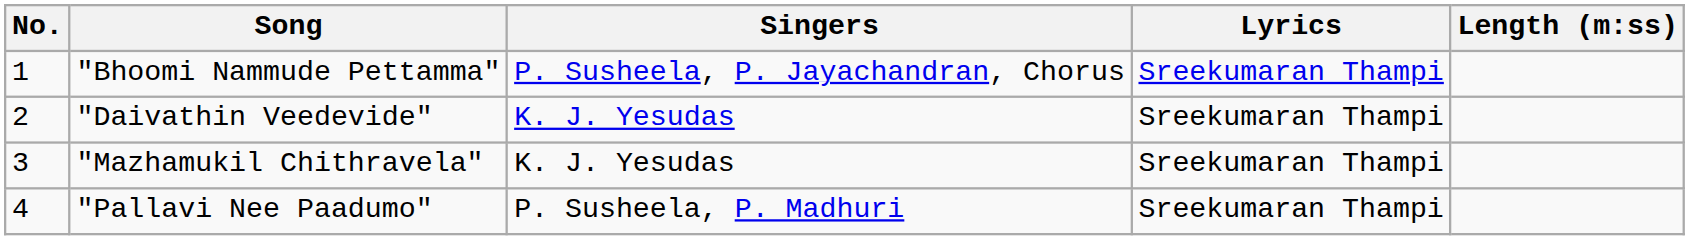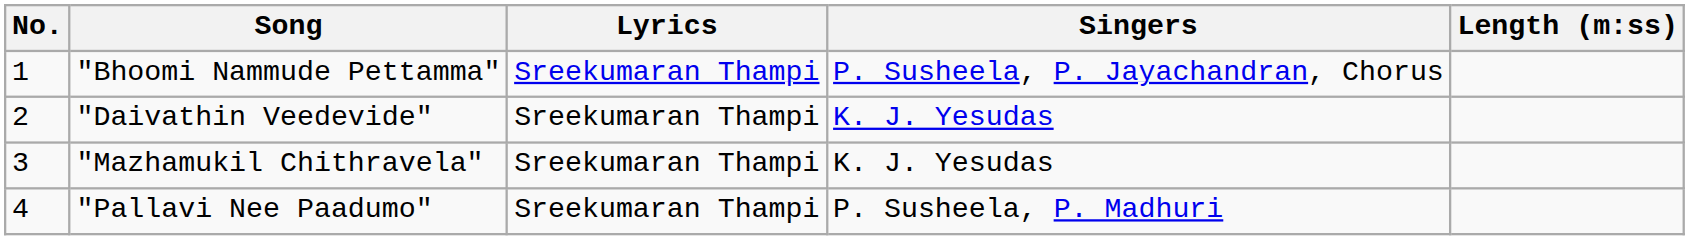columns swapped: (820, 28) <-> (1291, 28)
